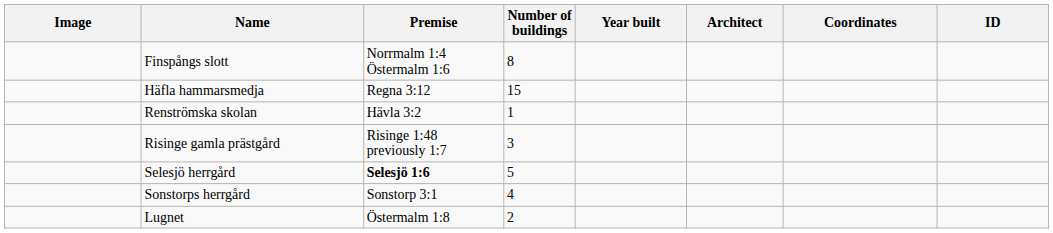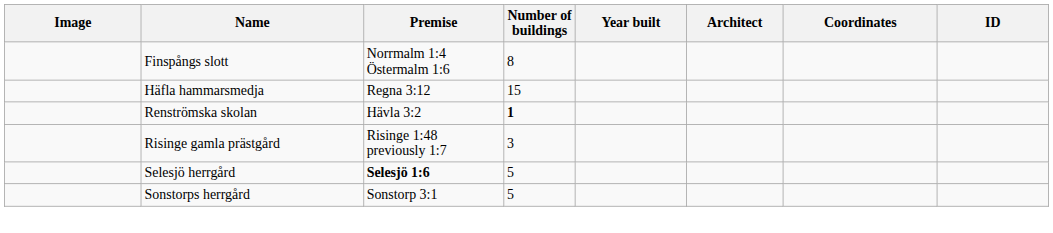(510, 113) normal -> (510, 113) bold
(510, 194) 4 -> (510, 194) 5
- row: (164, 217)
